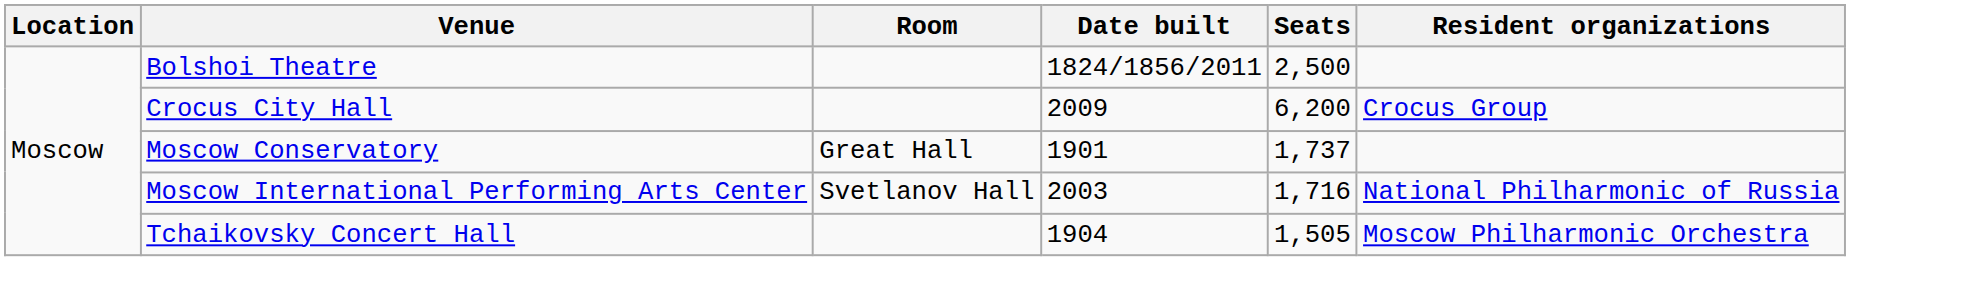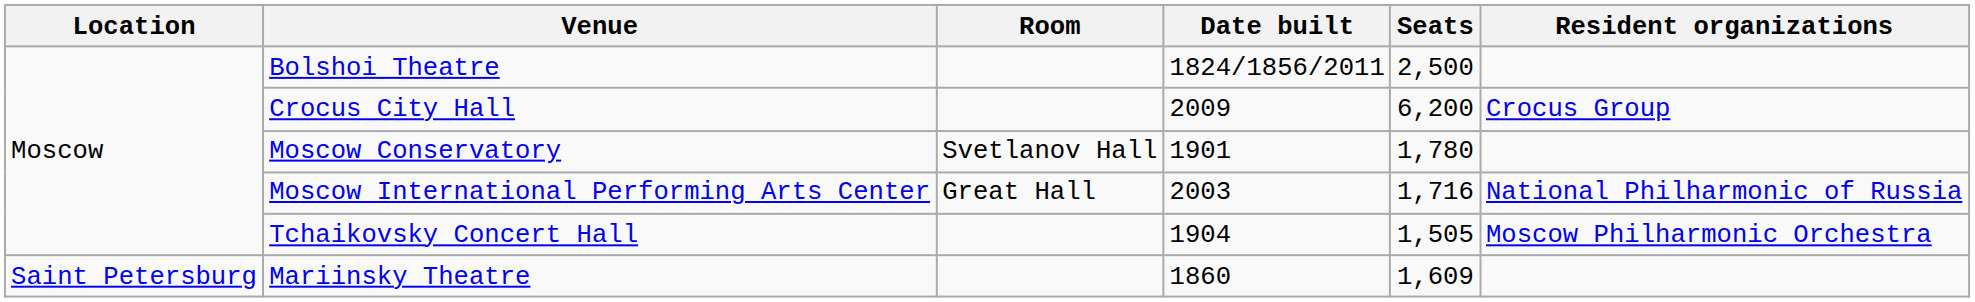(896, 151) Great Hall -> (1050, 151) Svetlanov Hall
(1312, 151) 1,737 -> (1435, 151) 1,780
(927, 193) Svetlanov Hall -> (1019, 193) Great Hall
+ row: (400, 276)
